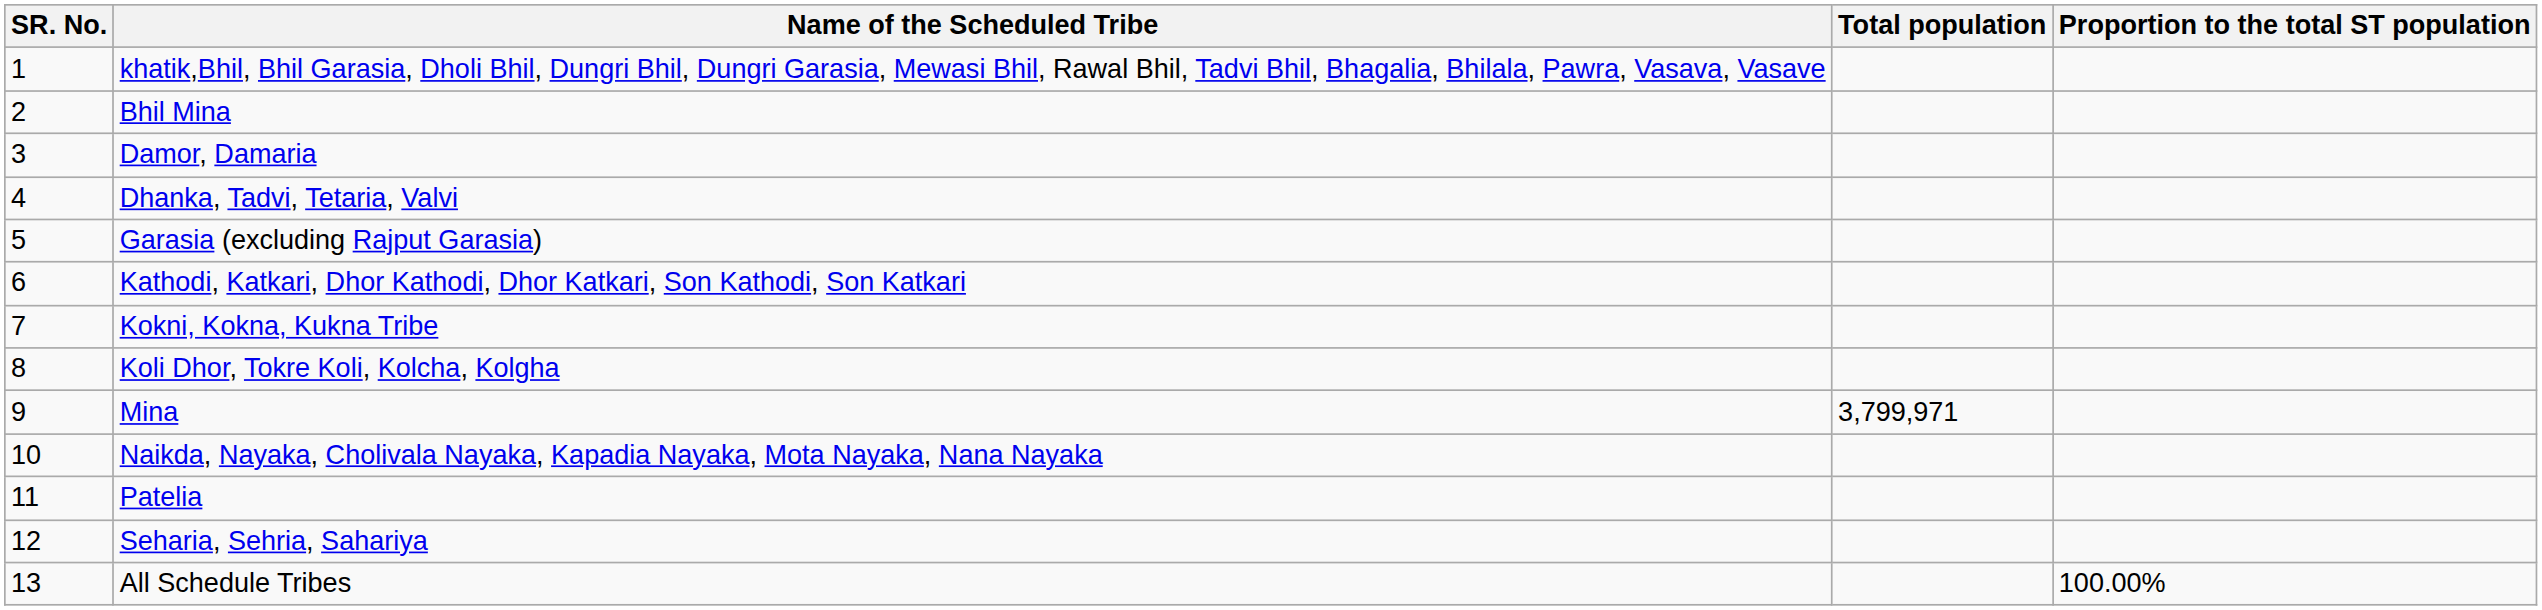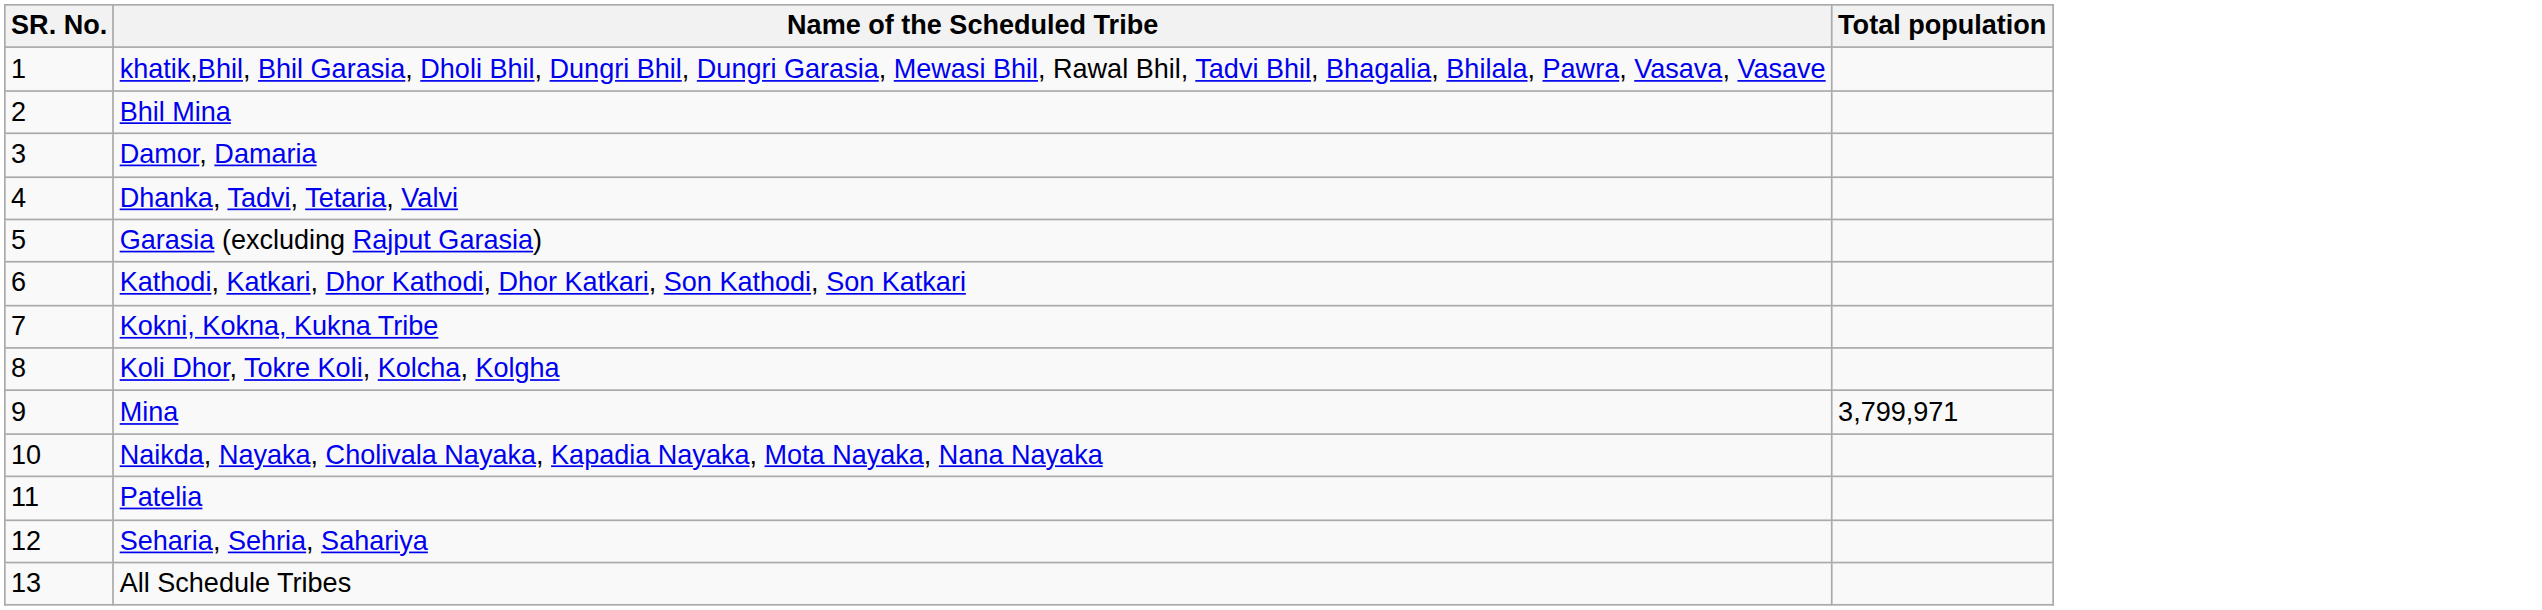- column: (2295, 25)
